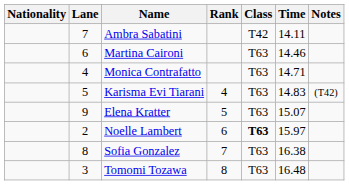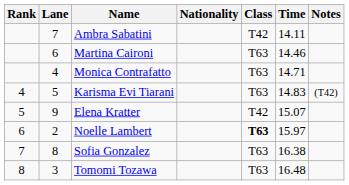columns swapped: (224, 14) <-> (37, 14)
(258, 111) T63 -> (258, 111) T42
